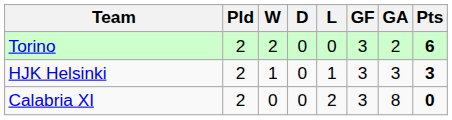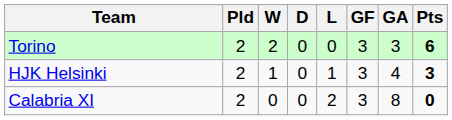(396, 45) 2 -> (396, 45) 3
(396, 73) 3 -> (396, 73) 4
